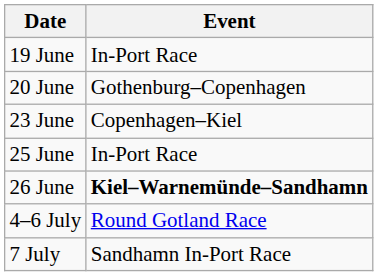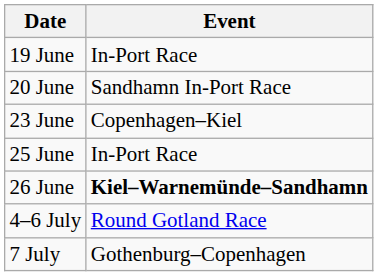(198, 87) Gothenburg–Copenhagen -> (191, 87) Sandhamn In-Port Race
(191, 253) Sandhamn In-Port Race -> (198, 253) Gothenburg–Copenhagen
